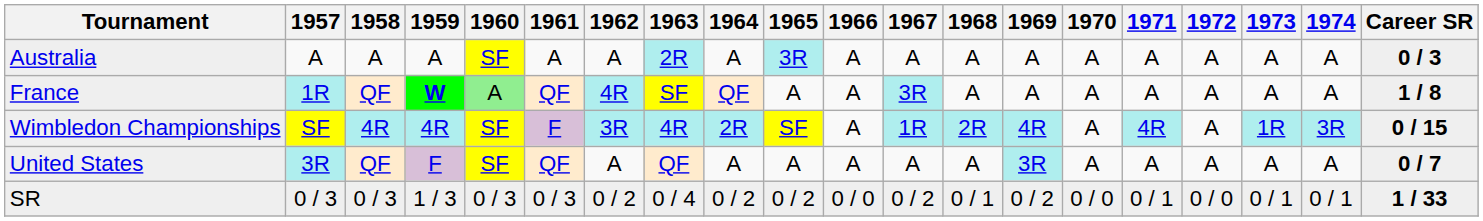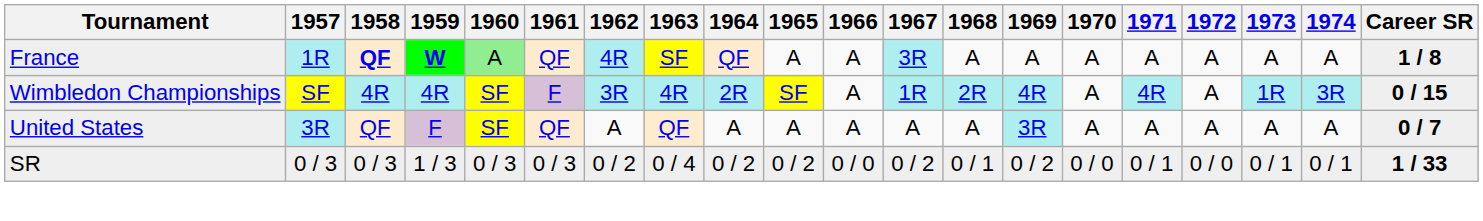- row: (53, 57)
(375, 92) normal -> (375, 57) bold
